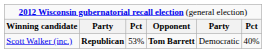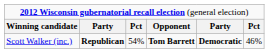(136, 41) 53% -> (136, 41) 54%
(219, 41) normal -> (220, 41) bold
(252, 41) 40% -> (254, 41) 46%
